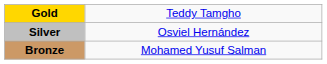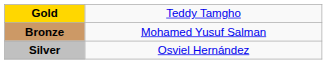rows swapped: (45, 31) <-> (45, 50)
